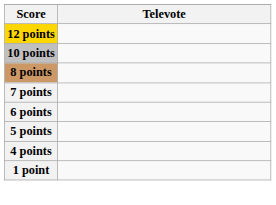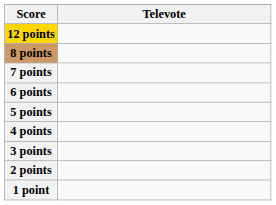- row: (31, 53)
+ row: (31, 151)
+ row: (31, 170)
